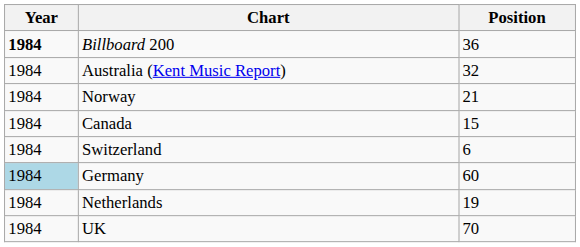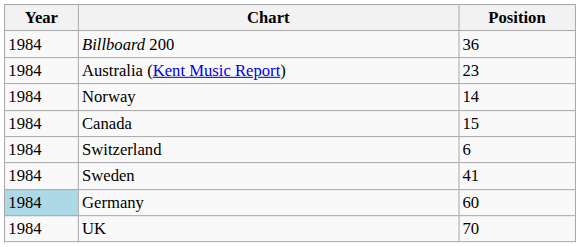(25, 44) bold -> (25, 44) normal
(471, 70) 32 -> (471, 70) 23
(471, 96) 21 -> (471, 96) 14
+ row: (108, 176)
- row: (122, 202)
